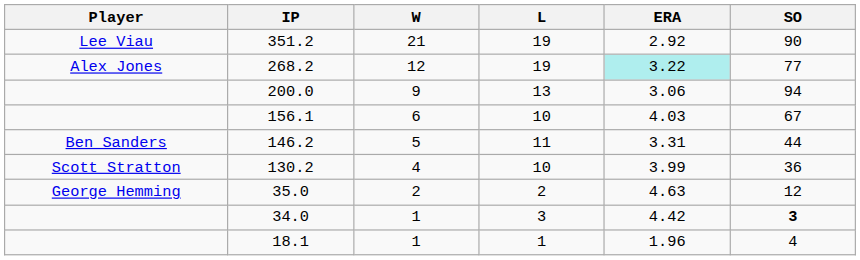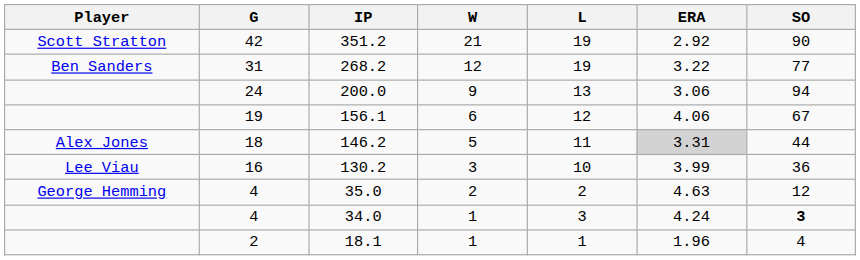+ column: (254, 17)
(116, 42) Lee Viau -> (102, 42) Scott Stratton
(116, 67) Alex Jones -> (102, 67) Ben Sanders
(667, 67) paleturquoise background -> (692, 67) no background
(542, 117) 10 -> (582, 117) 12
(667, 117) 4.03 -> (692, 117) 4.06
(116, 142) Ben Sanders -> (102, 142) Alex Jones
(667, 142) no background -> (692, 142) lightgrey background
(116, 167) Scott Stratton -> (102, 167) Lee Viau
(416, 167) 4 -> (473, 167) 3
(667, 217) 4.42 -> (692, 217) 4.24
